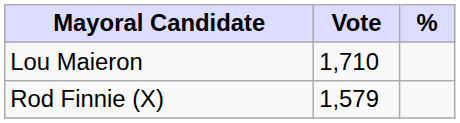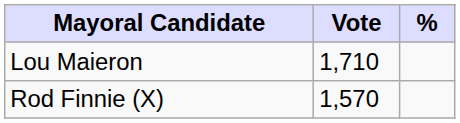(349, 99) 1,579 -> (349, 99) 1,570
